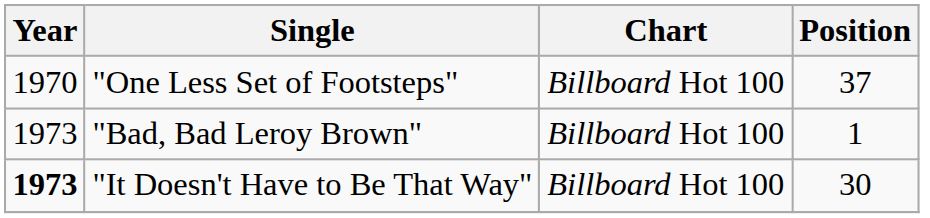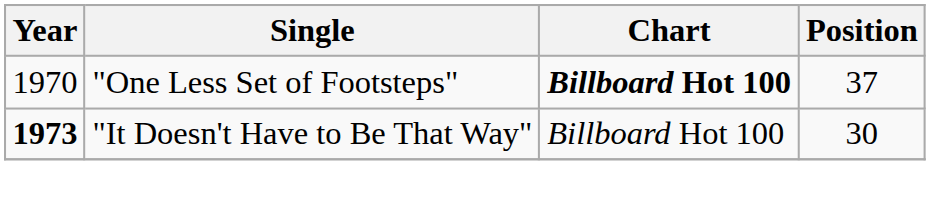(666, 81) normal -> (669, 81) bold
- row: (257, 133)
